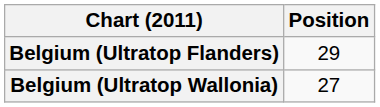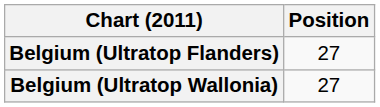(329, 53) 29 -> (329, 53) 27
